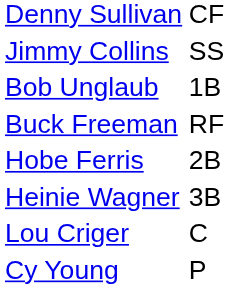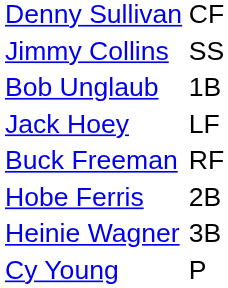+ row: (67, 124)
- row: (67, 233)
